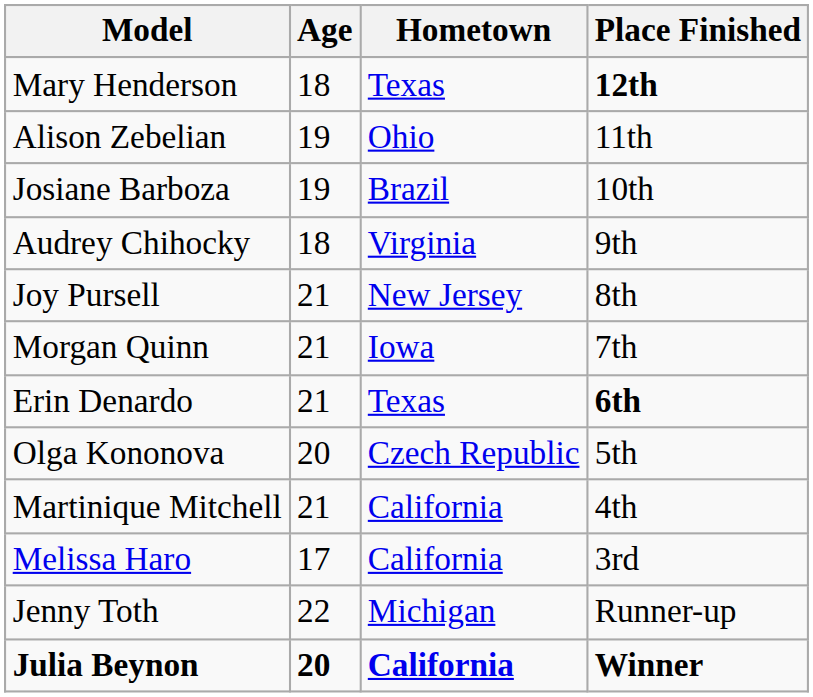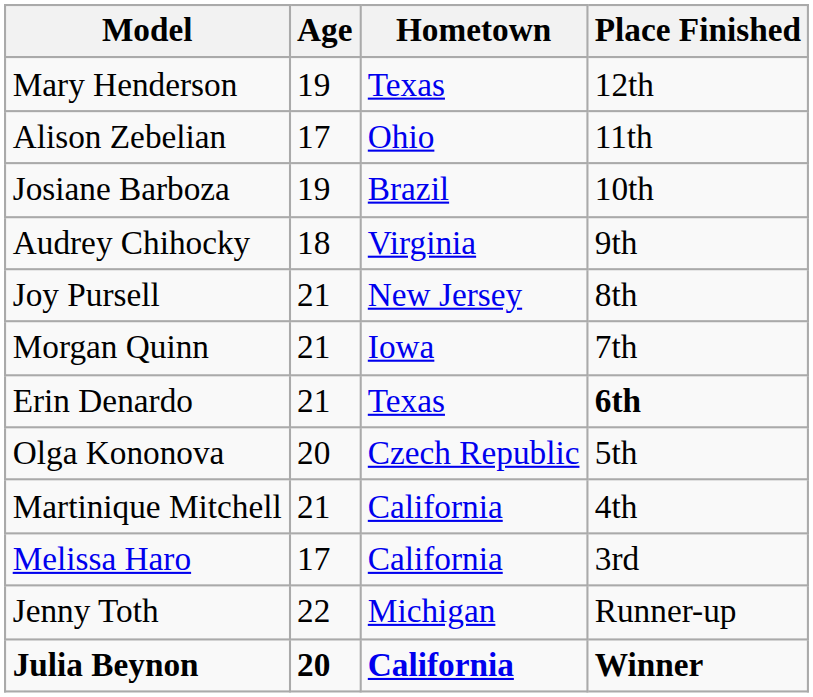(314, 83) 18 -> (314, 83) 19
(626, 83) bold -> (624, 83) normal
(314, 136) 19 -> (314, 136) 17
